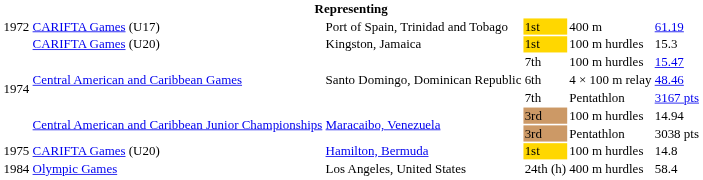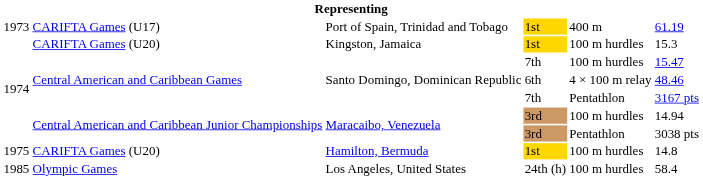(16, 26) 1972 -> (16, 26) 1973
(16, 169) 1984 -> (16, 169) 1985
(606, 169) 400 m hurdles -> (606, 169) 100 m hurdles
